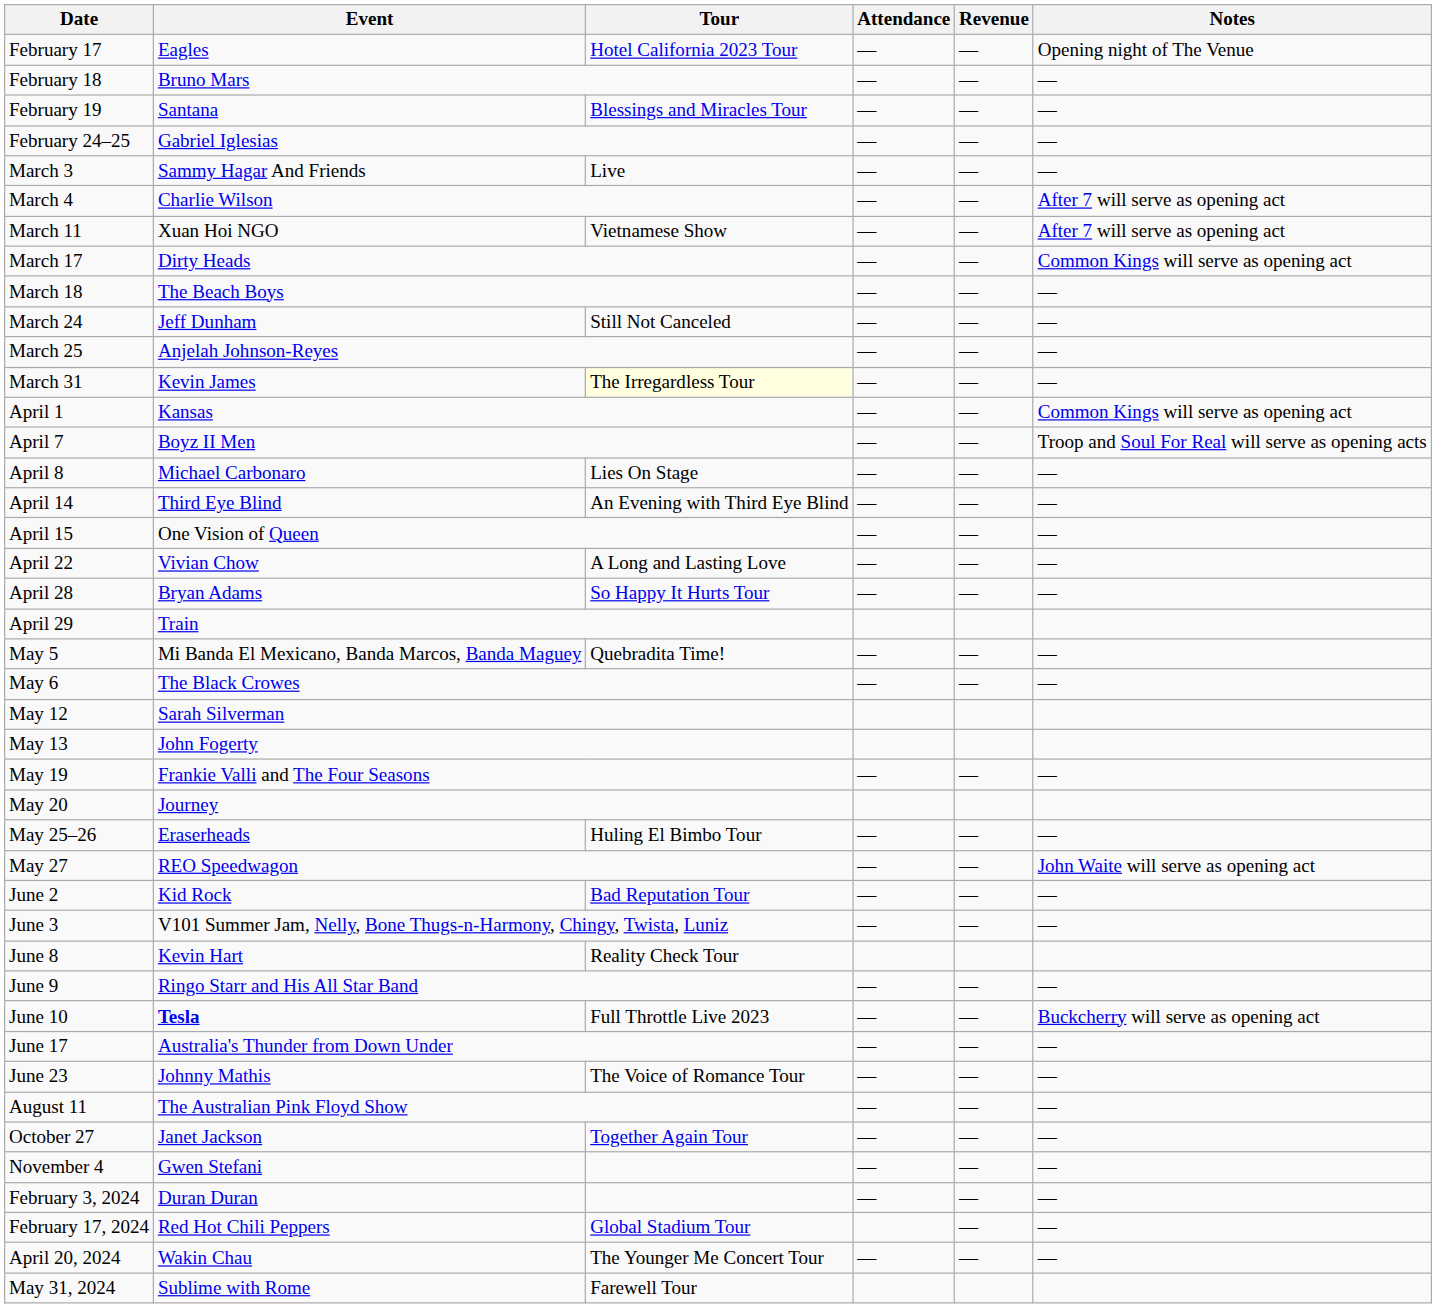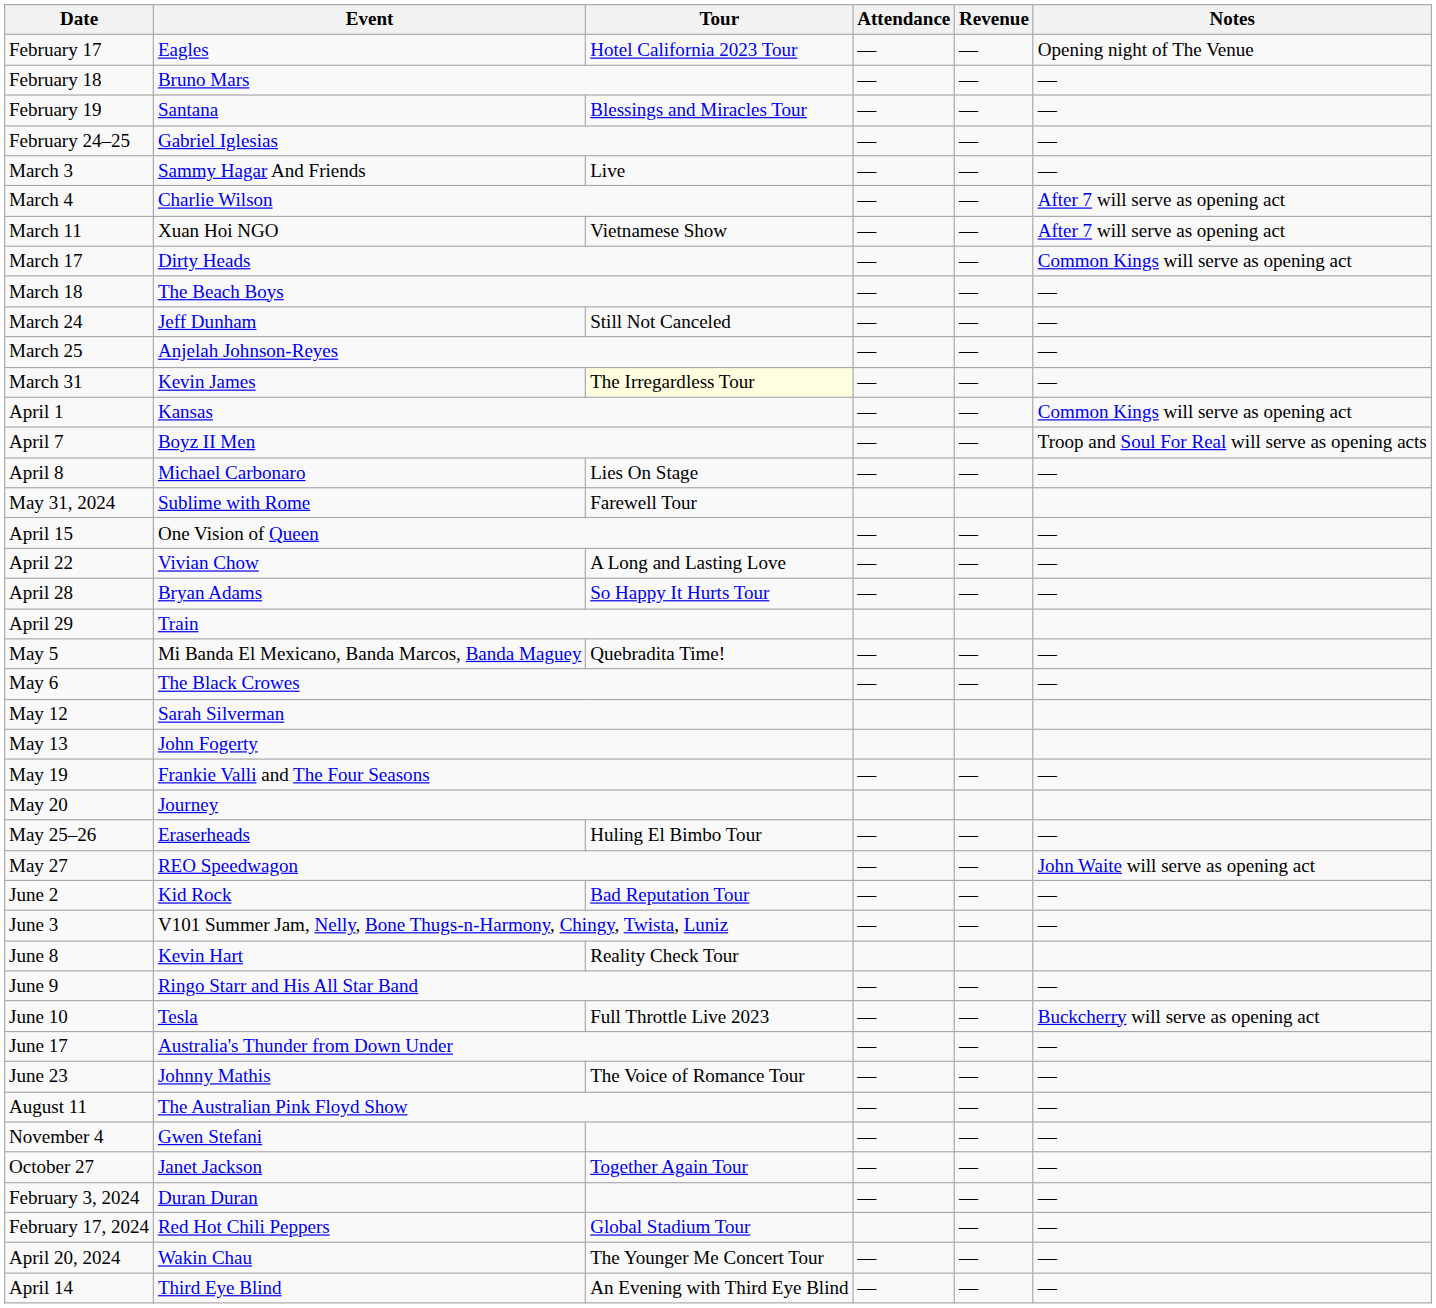rows swapped: (41, 502) <-> (62, 1287)
(179, 1016) bold -> (178, 1016) normal
rows swapped: (52, 1136) <-> (56, 1167)
